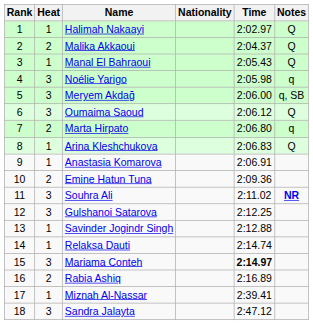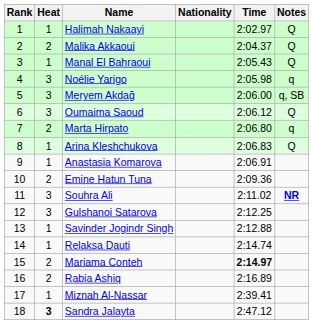(49, 262) 3 -> (49, 262) 2
(49, 312) normal -> (49, 312) bold
